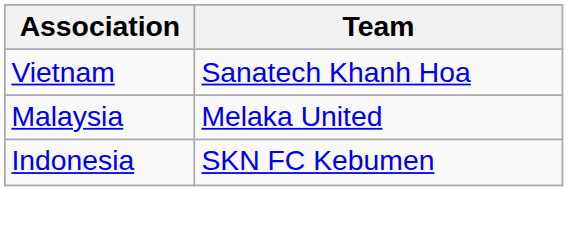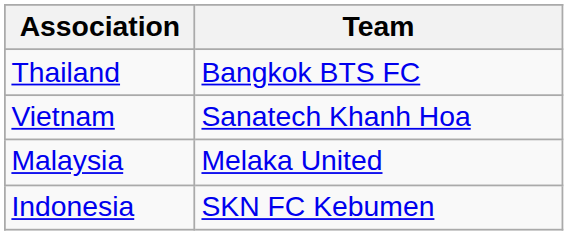+ row: (66, 71)
